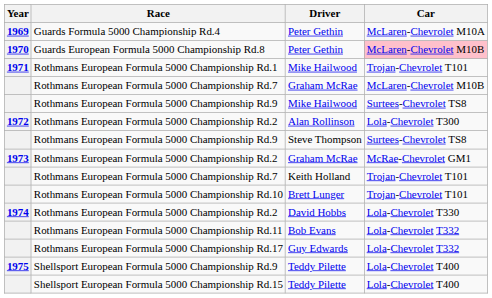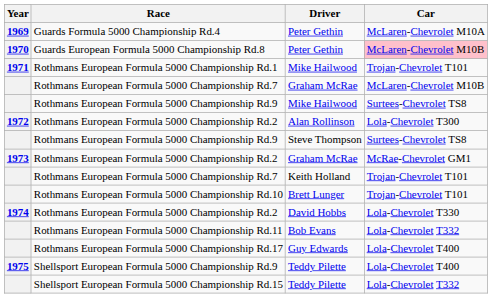(413, 248) Lola-Chevrolet T332 -> (413, 248) Lola-Chevrolet T400
(413, 284) Lola-Chevrolet T400 -> (413, 284) Lola-Chevrolet T332
